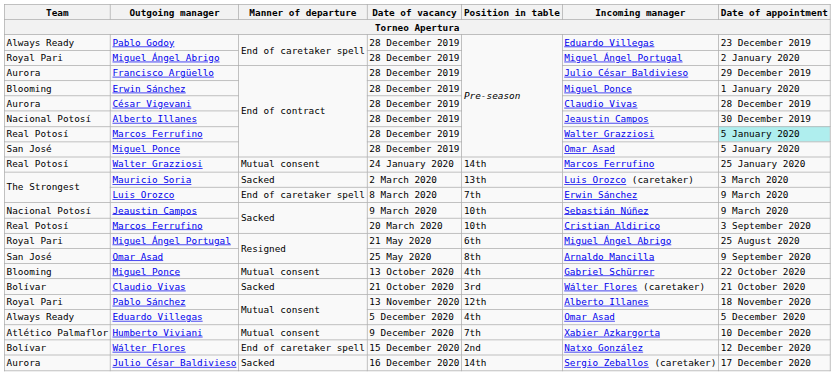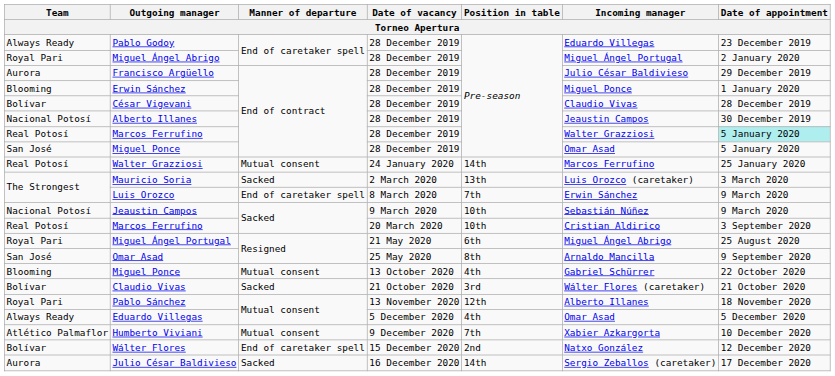(23, 104) Aurora -> (26, 104) Bolívar
